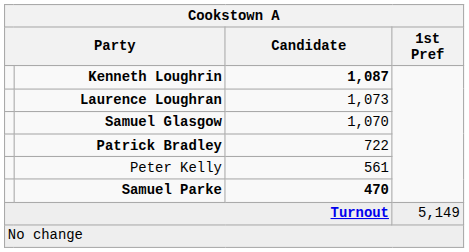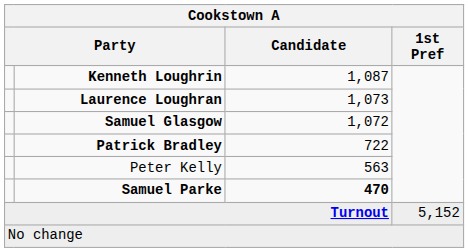(368, 77) bold -> (368, 77) normal
(368, 123) 1,070 -> (368, 123) 1,072
(376, 168) 561 -> (376, 168) 563
(439, 213) 5,149 -> (439, 213) 5,152
